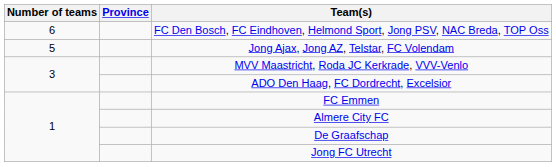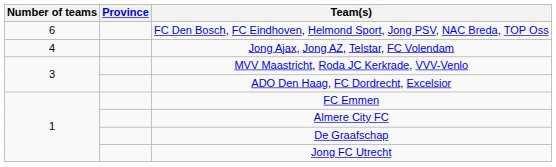(52, 48) 5 -> (52, 48) 4
